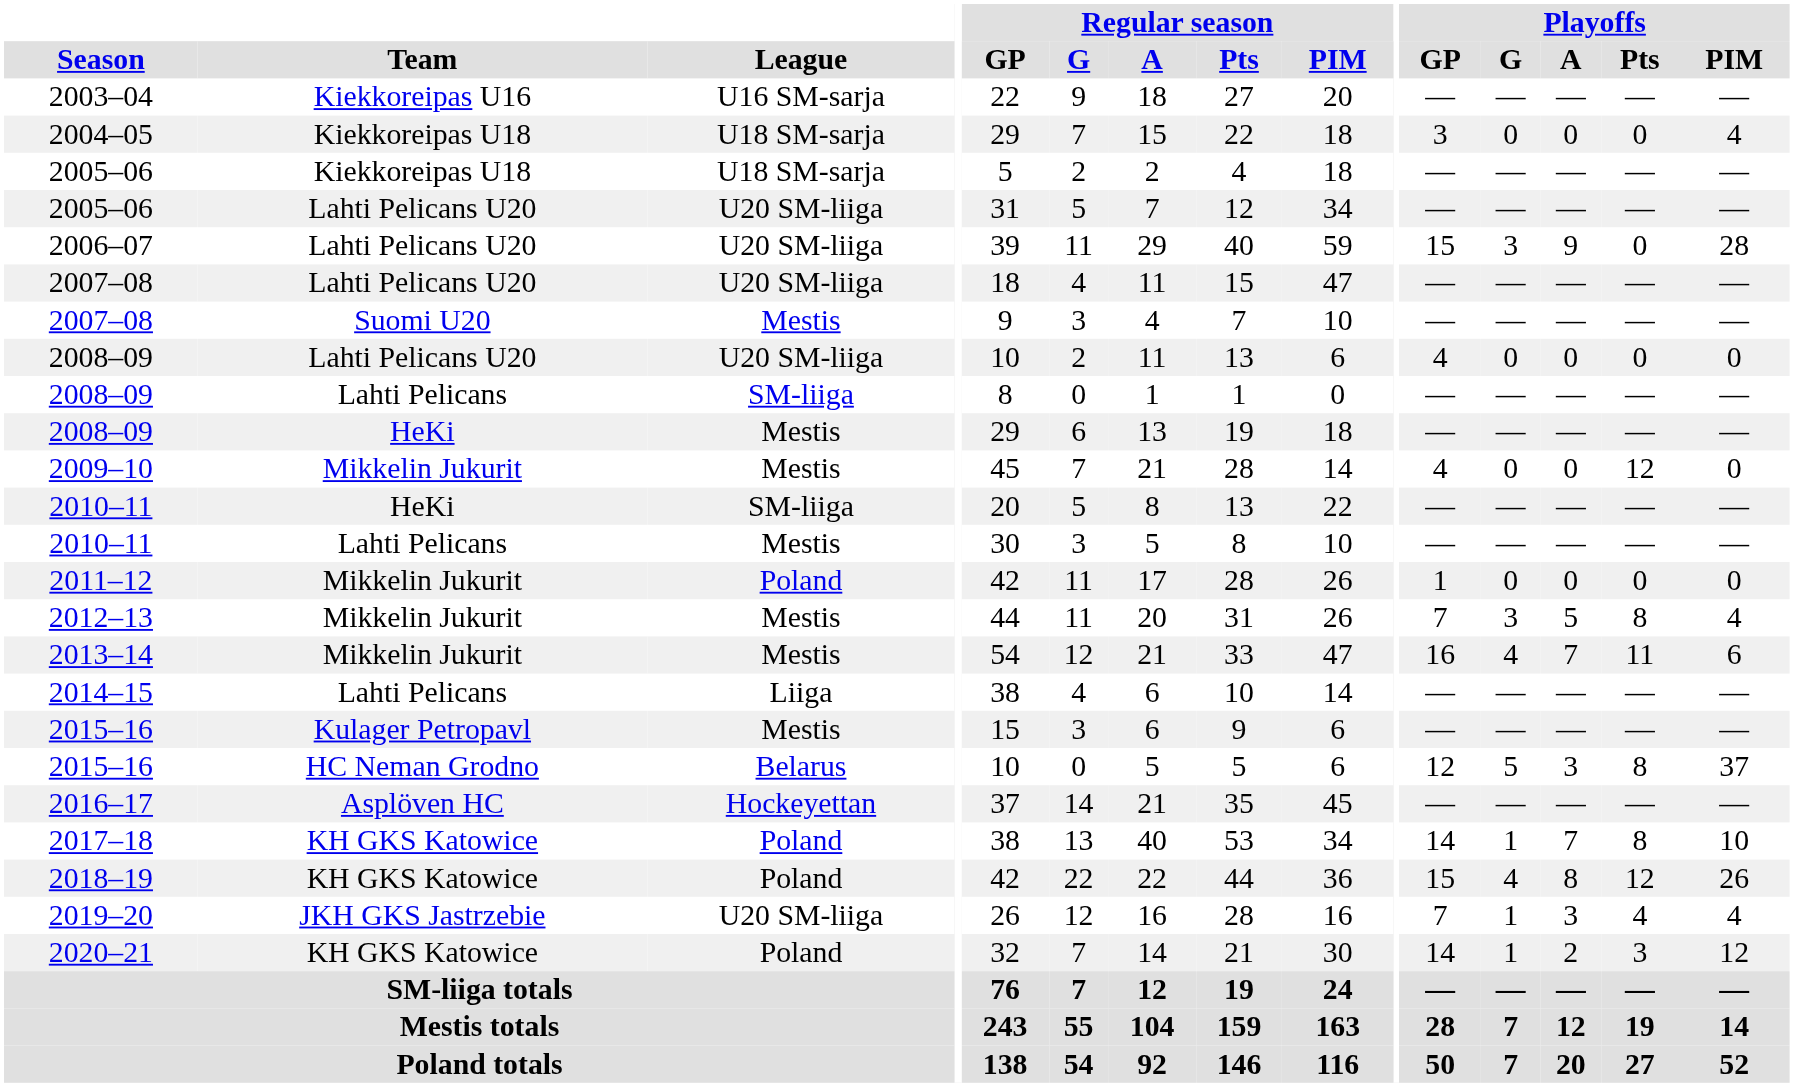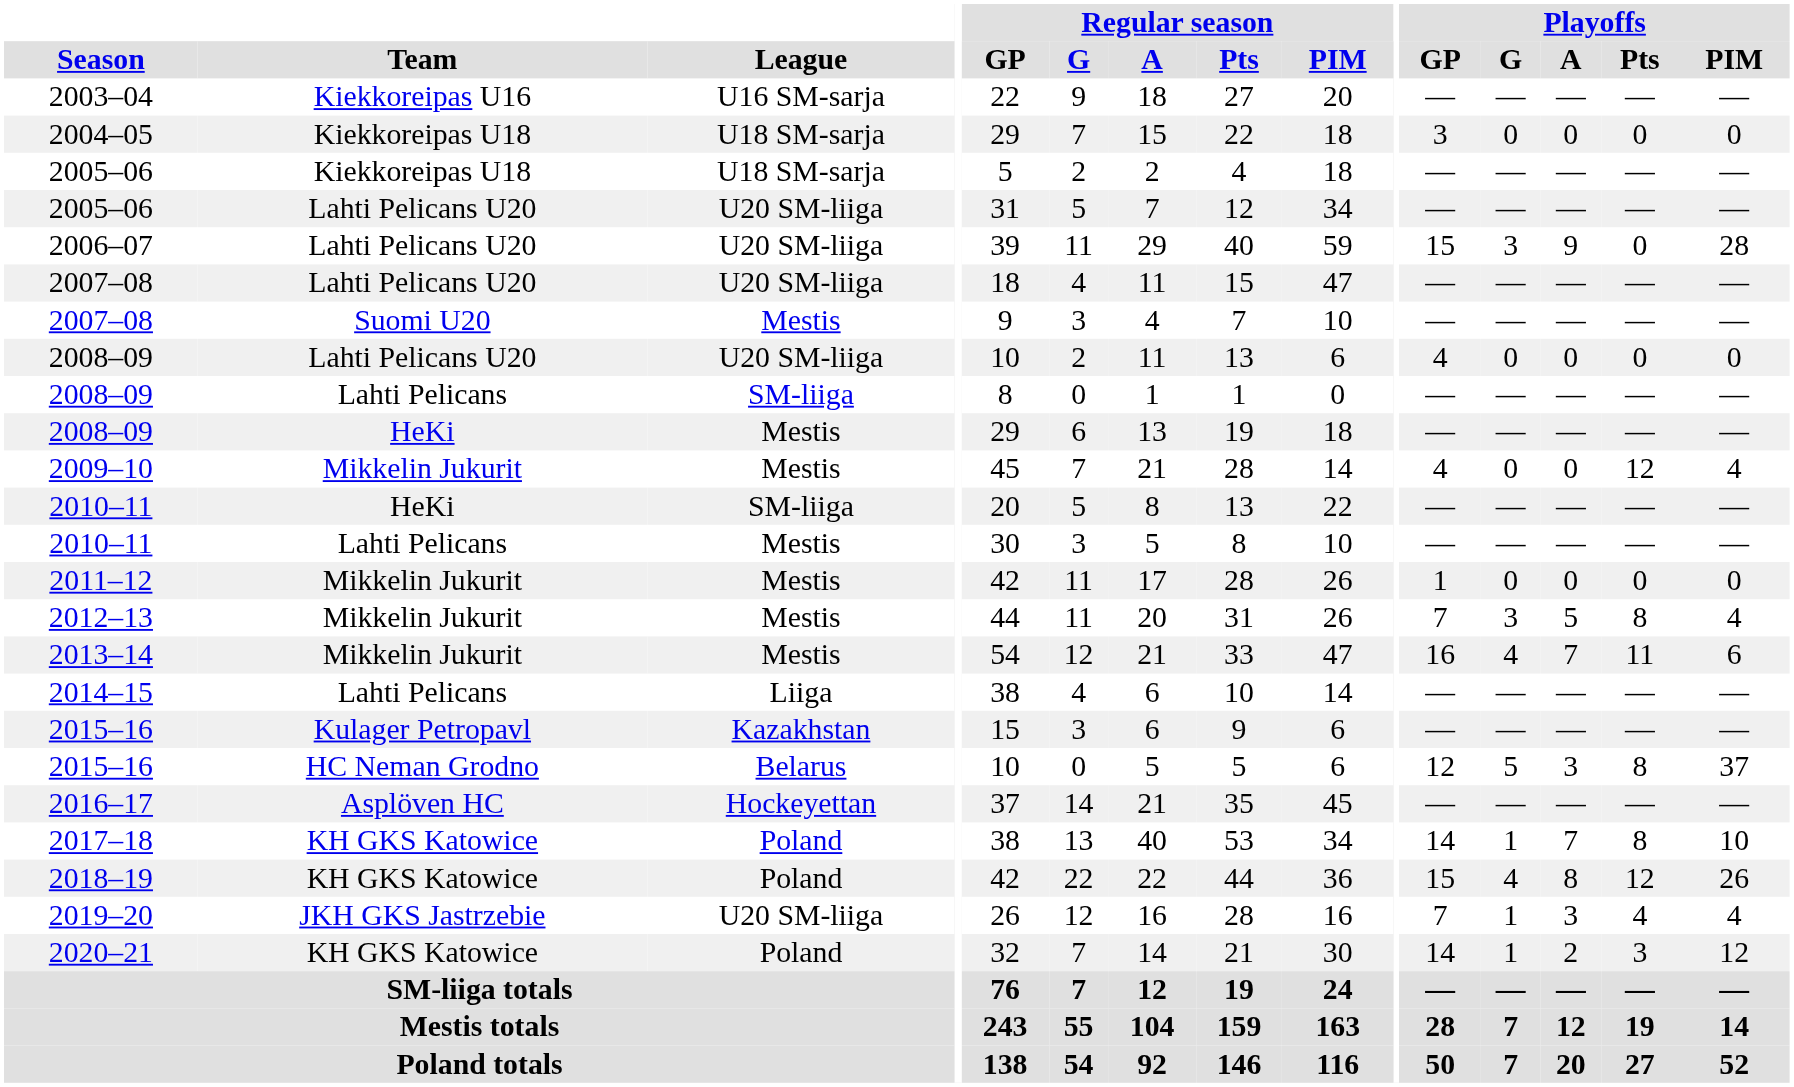(1734, 133) 4 -> (1734, 133) 0
(1734, 468) 0 -> (1734, 468) 4
(801, 580) Poland -> (801, 580) Mestis
(801, 728) Mestis -> (801, 728) Kazakhstan
